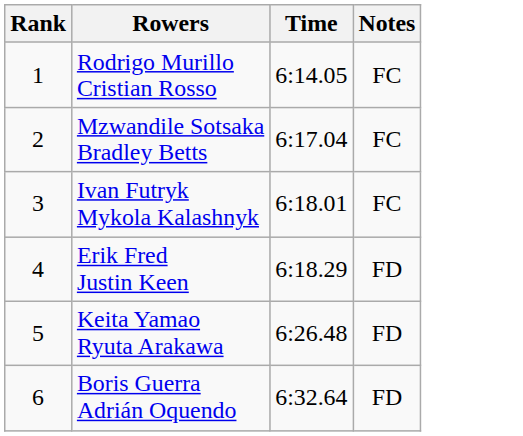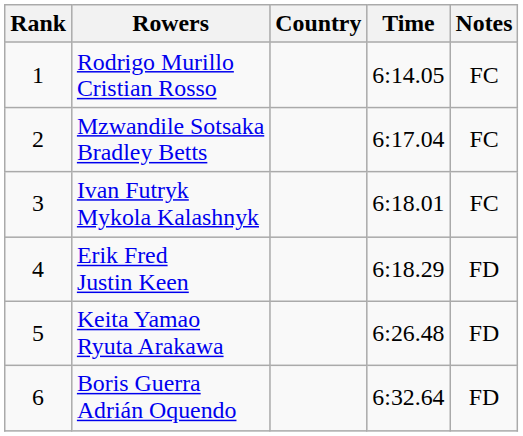+ column: (318, 23)
